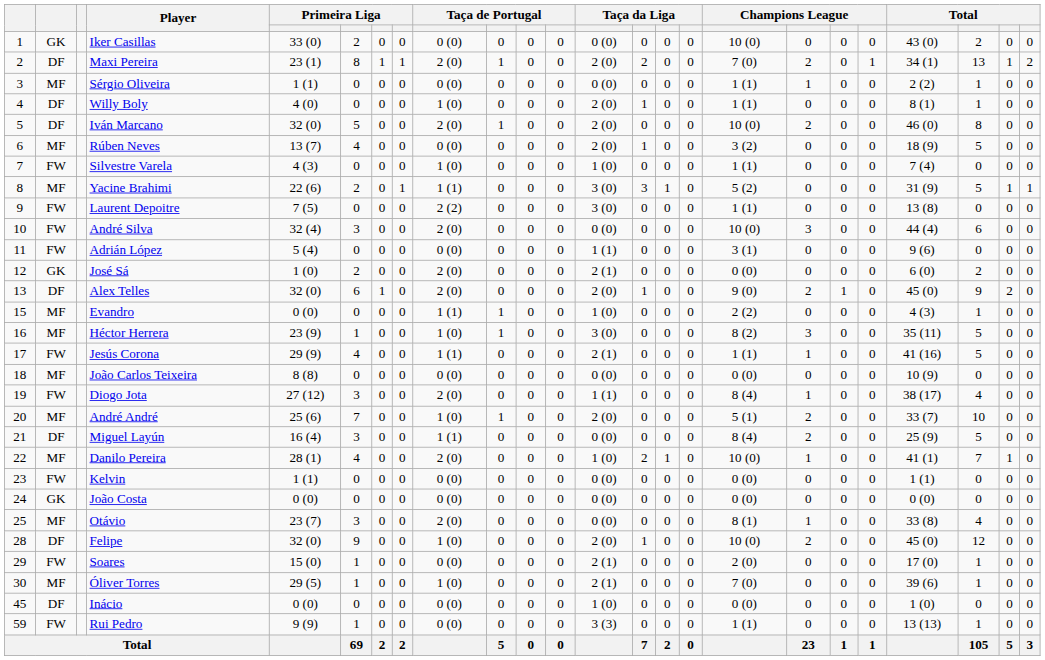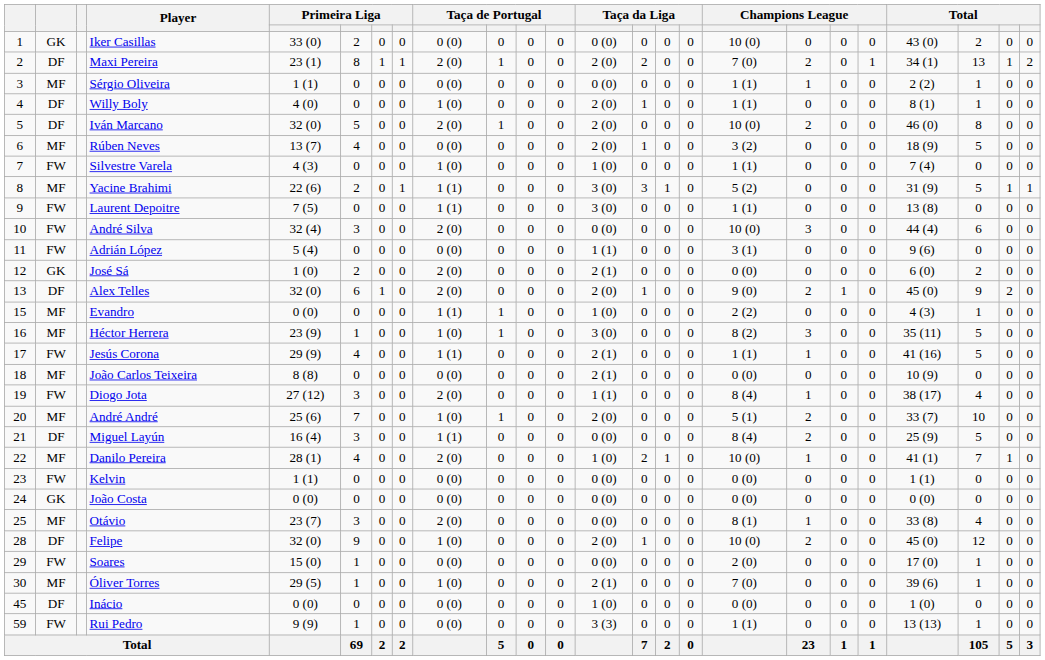(449, 208) 2 (2) -> (449, 208) 1 (1)
(604, 374) 0 (0) -> (604, 374) 2 (1)
(604, 561) 2 (1) -> (604, 561) 0 (0)
